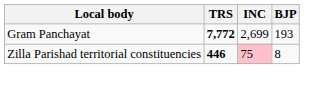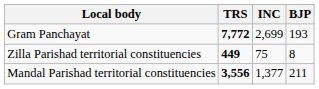(216, 53) 446 -> (231, 53) 449
(247, 53) pink background -> (261, 53) no background
+ row: (111, 73)
